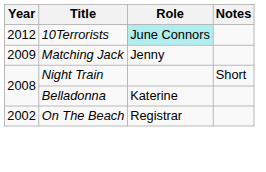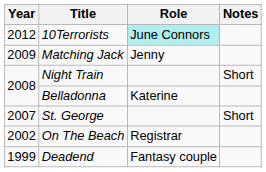+ row: (73, 116)
+ row: (68, 156)
